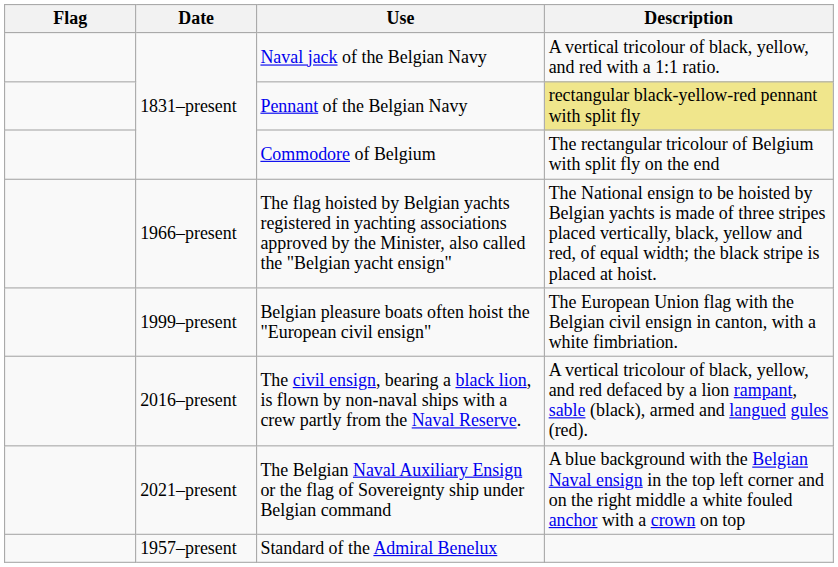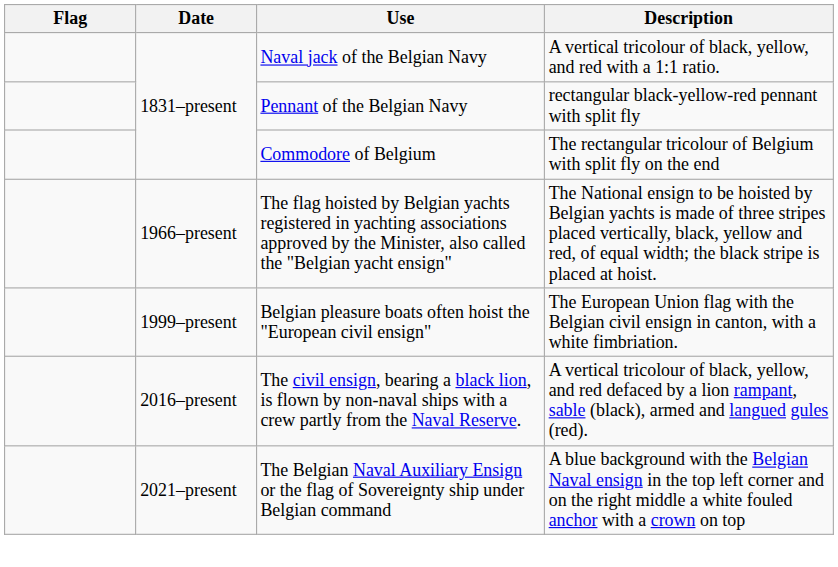(683, 105) khaki background -> (683, 105) no background
- row: (379, 548)
